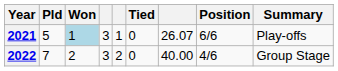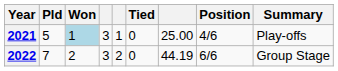(177, 35) 26.07 -> (177, 35) 25.00
(208, 35) 6/6 -> (208, 35) 4/6
(177, 55) 40.00 -> (177, 55) 44.19
(208, 55) 4/6 -> (208, 55) 6/6
